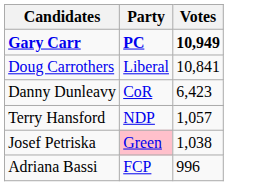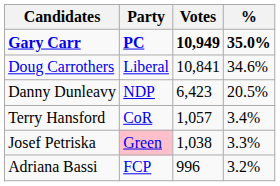+ column: (249, 17)
(138, 92) CoR -> (139, 92) NDP
(139, 117) NDP -> (138, 117) CoR
